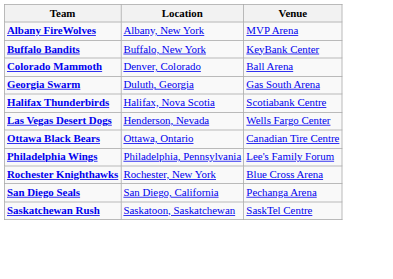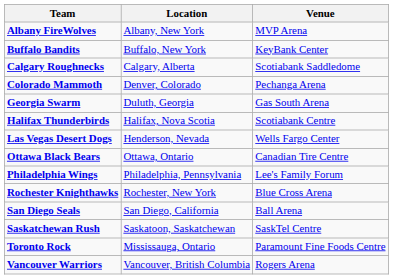+ row: (55, 66)
(270, 66) Ball Arena -> (290, 84) Pechanga Arena
(282, 192) Pechanga Arena -> (279, 210) Ball Arena
+ row: (39, 246)
+ row: (54, 264)
